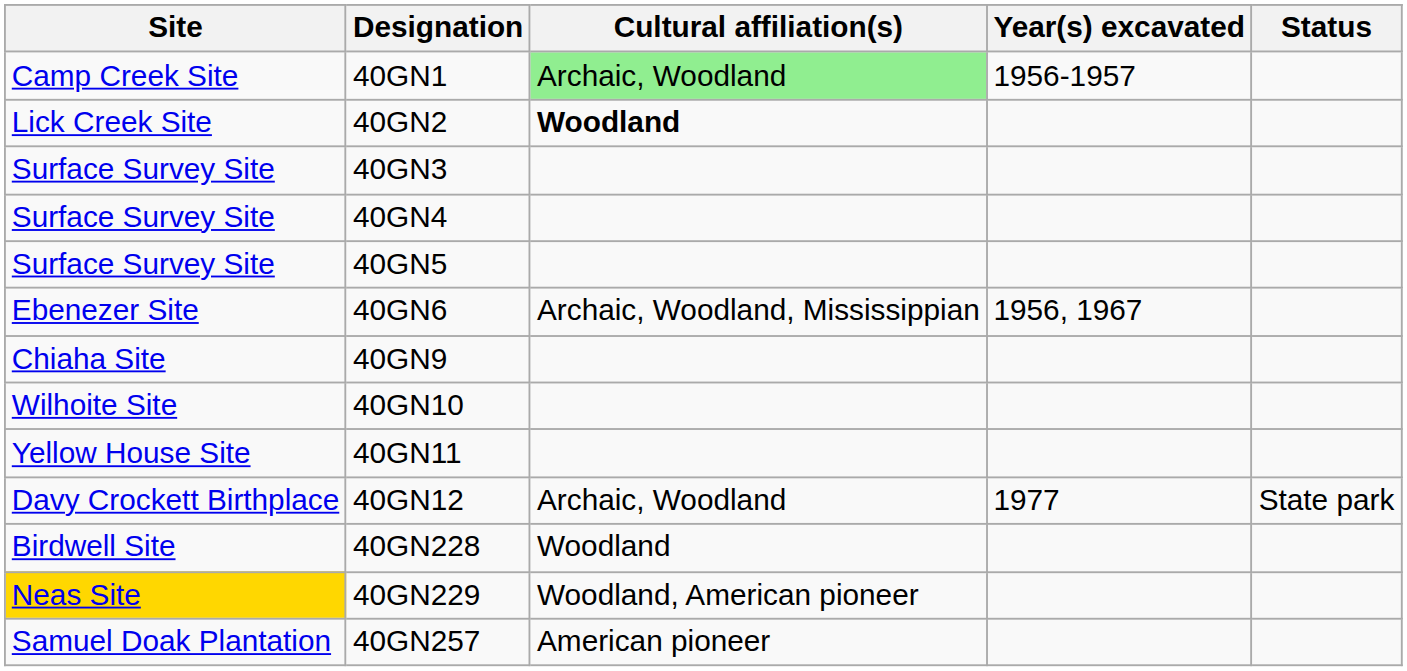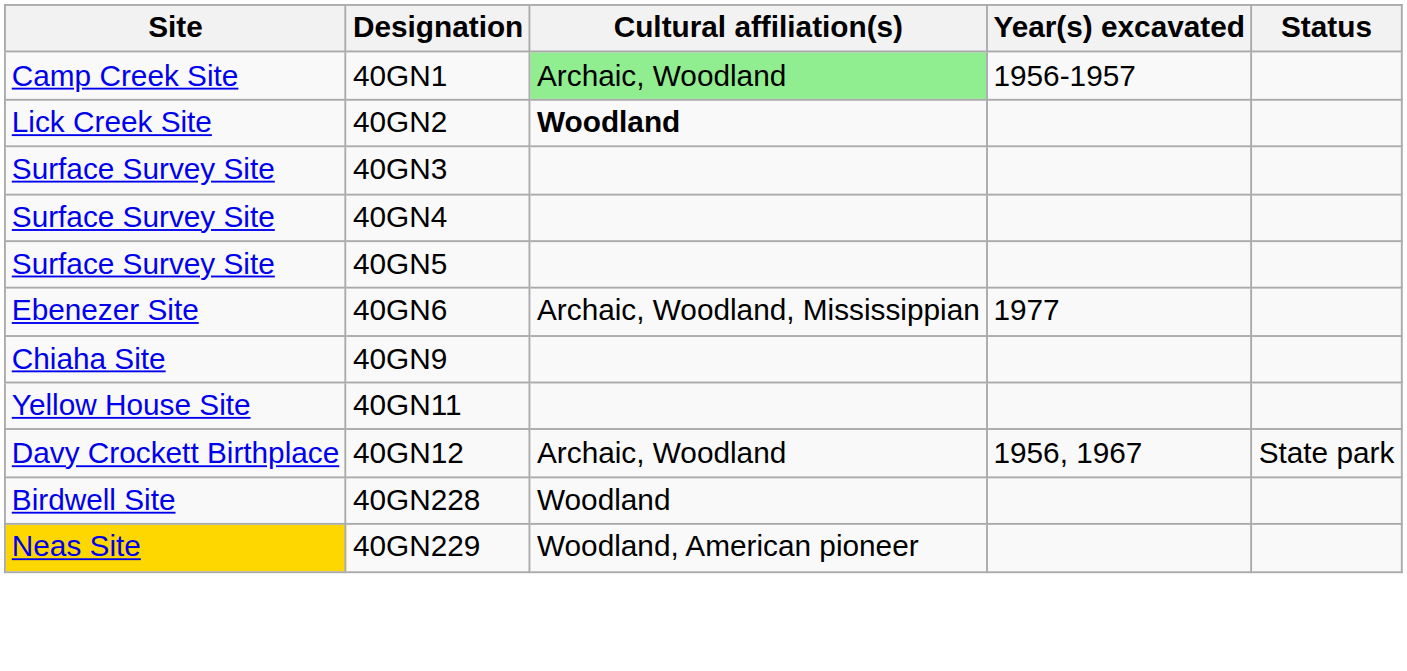(1068, 311) 1956, 1967 -> (1027, 311) 1977
- row: (408, 405)
(1027, 500) 1977 -> (1068, 452) 1956, 1967
- row: (417, 641)
